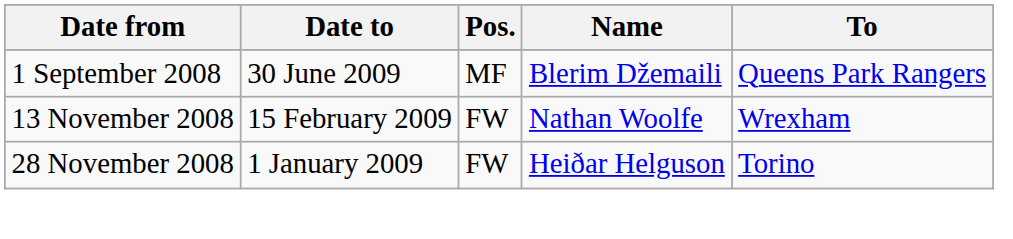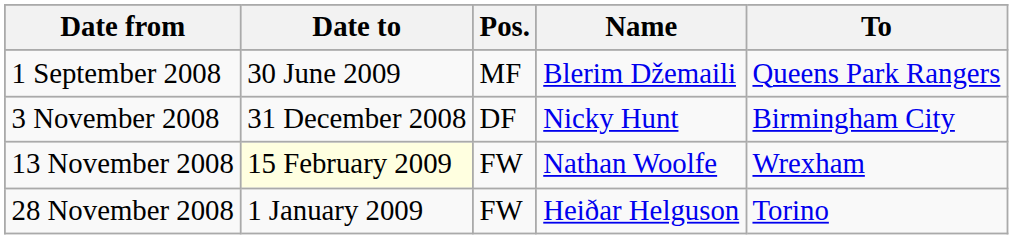+ row: (116, 118)
(350, 118) no background -> (350, 164) lightyellow background
